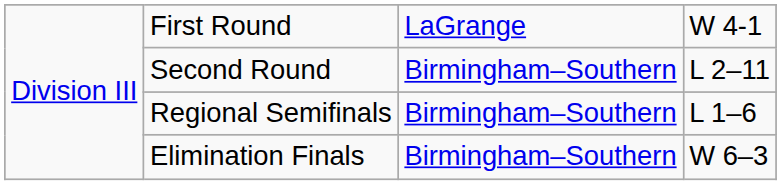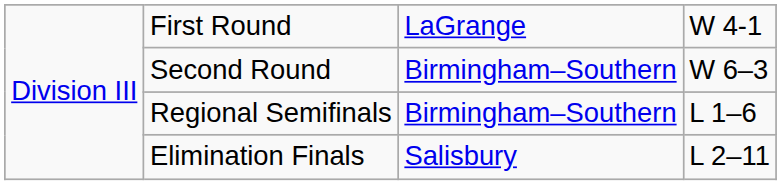(730, 69) L 2–11 -> (729, 69) W 6–3
(540, 156) Birmingham–Southern -> (461, 156) Salisbury
(729, 156) W 6–3 -> (730, 156) L 2–11
